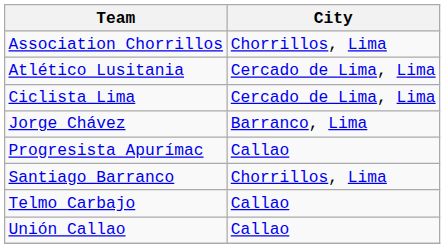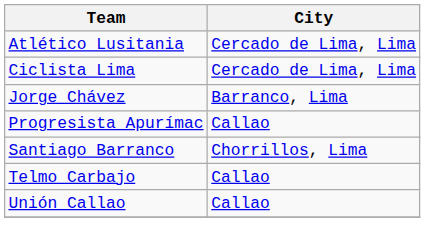- row: (116, 44)
